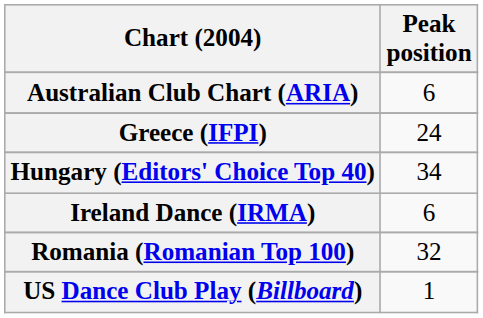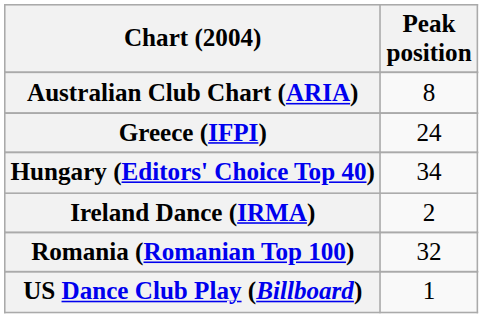(429, 92) 6 -> (429, 92) 8
(429, 212) 6 -> (429, 212) 2
